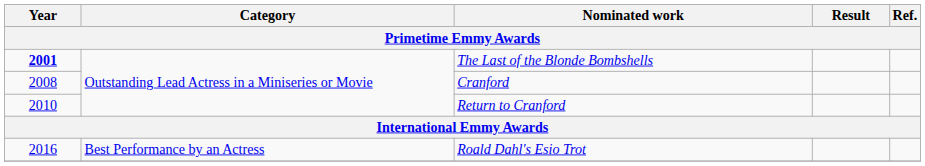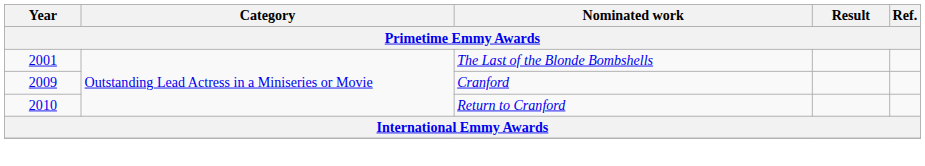(43, 60) bold -> (43, 60) normal
(43, 82) 2008 -> (43, 82) 2009
- row: (522, 149)
